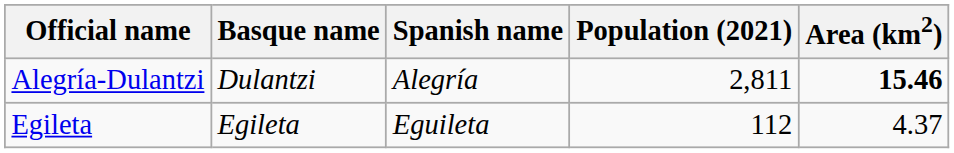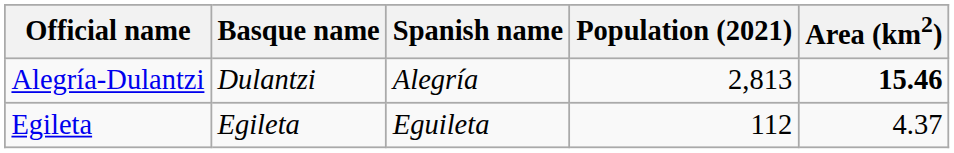(761, 79) 2,811 -> (760, 79) 2,813
